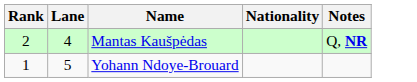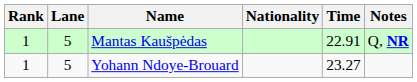+ column: (343, 16)
(26, 41) 2 -> (26, 41) 1
(68, 41) 4 -> (68, 41) 5
